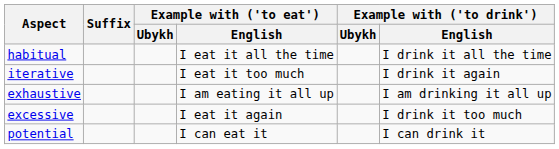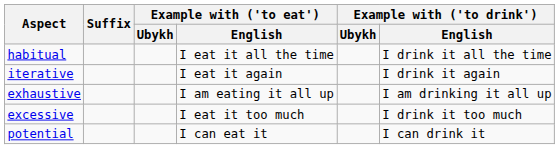(242, 74) I eat it too much -> (231, 74) I eat it again
(231, 114) I eat it again -> (242, 114) I eat it too much
